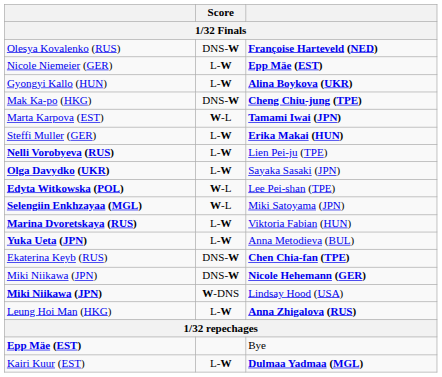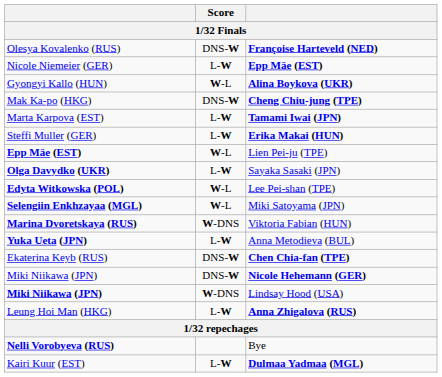(221, 83) L-W -> (221, 83) W-L
(221, 118) W-L -> (221, 118) L-W
(60, 153) Nelli Vorobyeva (RUS) -> (44, 153) Epp Mäe (EST)
(221, 153) L-W -> (221, 153) W-L
(221, 223) L-W -> (221, 223) W-DNS
(44, 345) Epp Mäe (EST) -> (60, 345) Nelli Vorobyeva (RUS)
